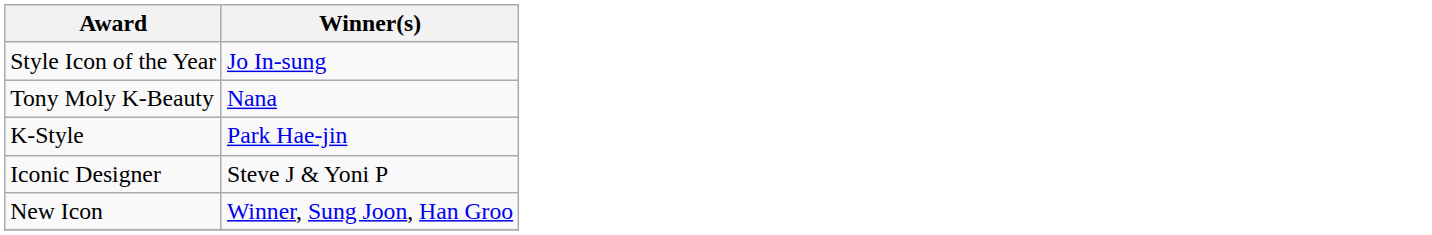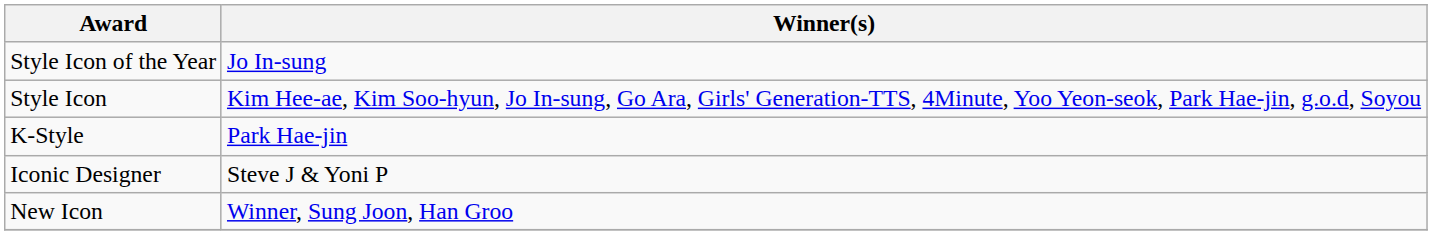+ row: (59, 98)
- row: (112, 98)
